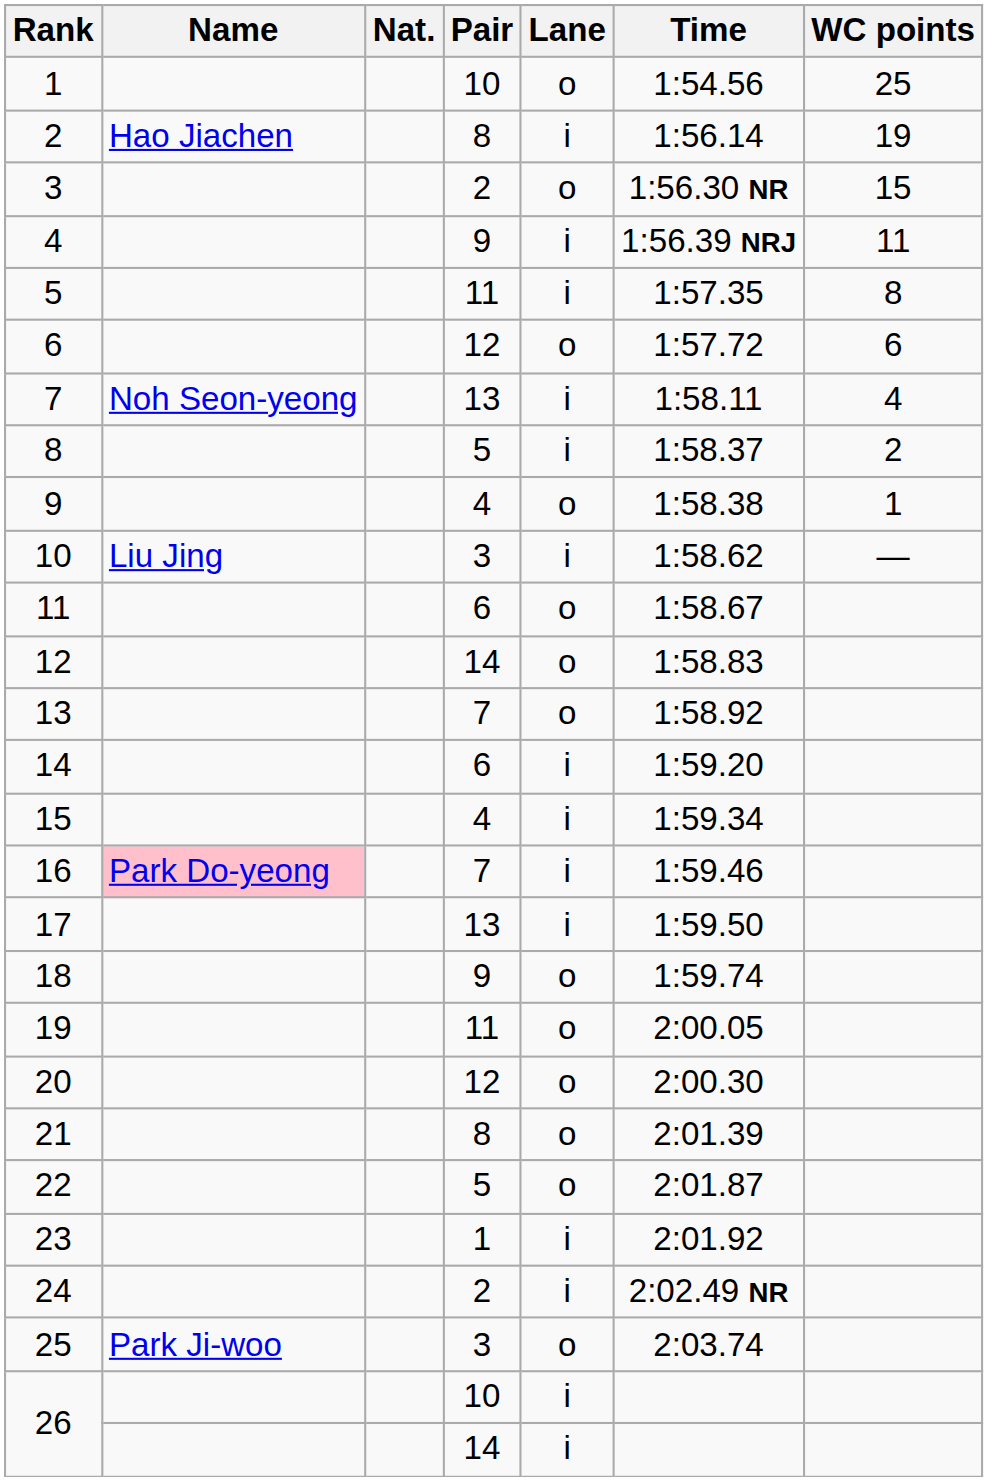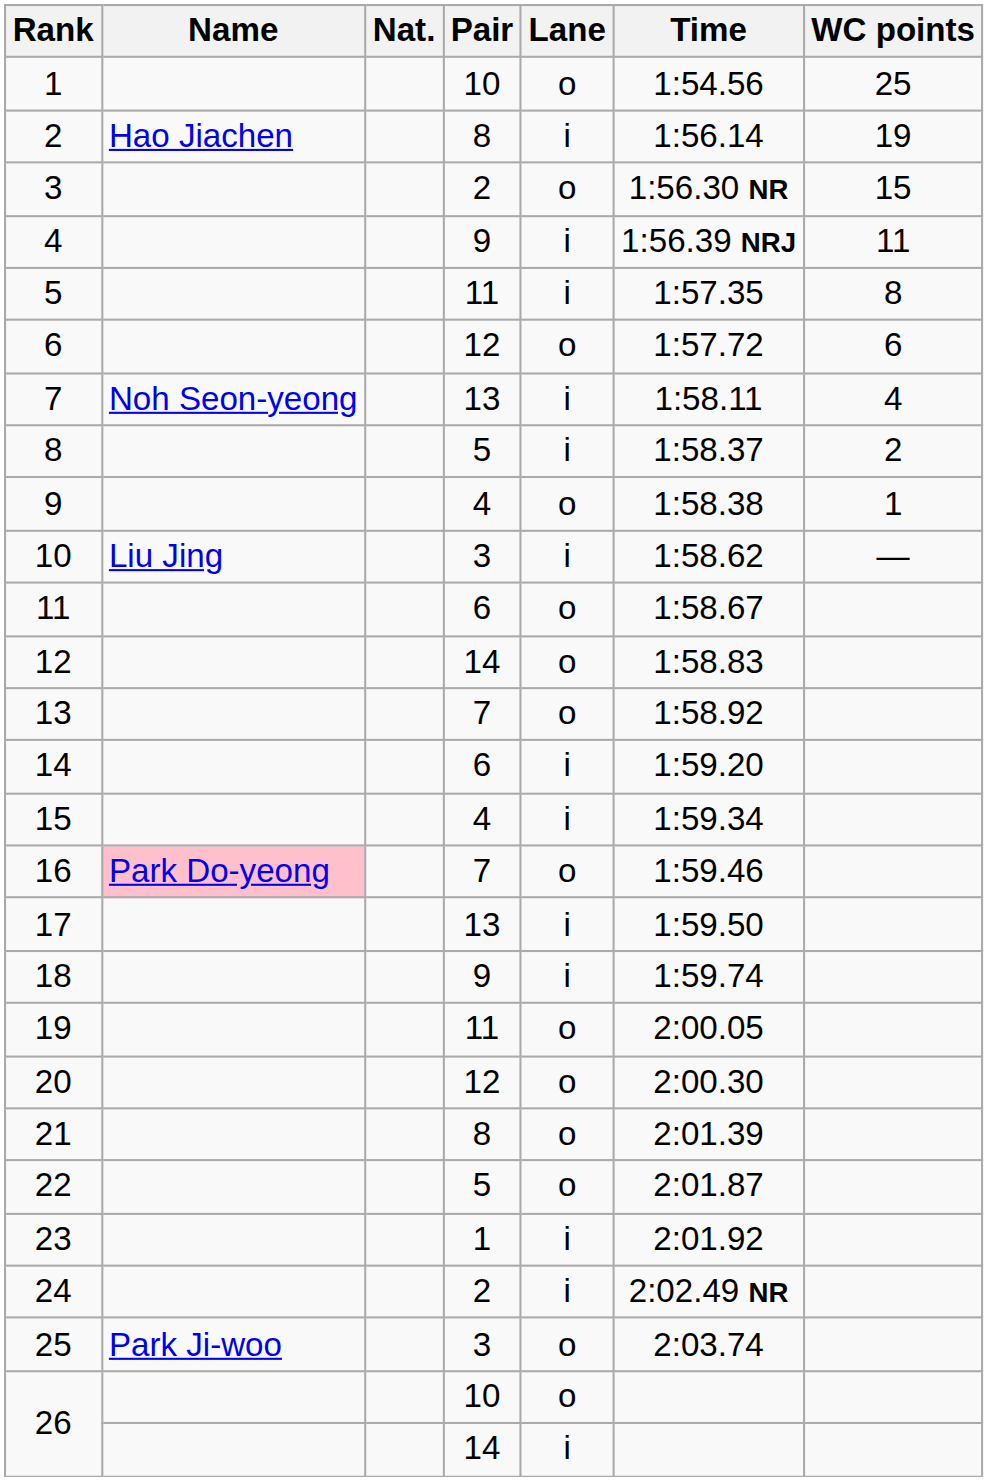(567, 871) i -> (567, 871) o
(567, 976) o -> (567, 976) i
(567, 1396) i -> (567, 1396) o
